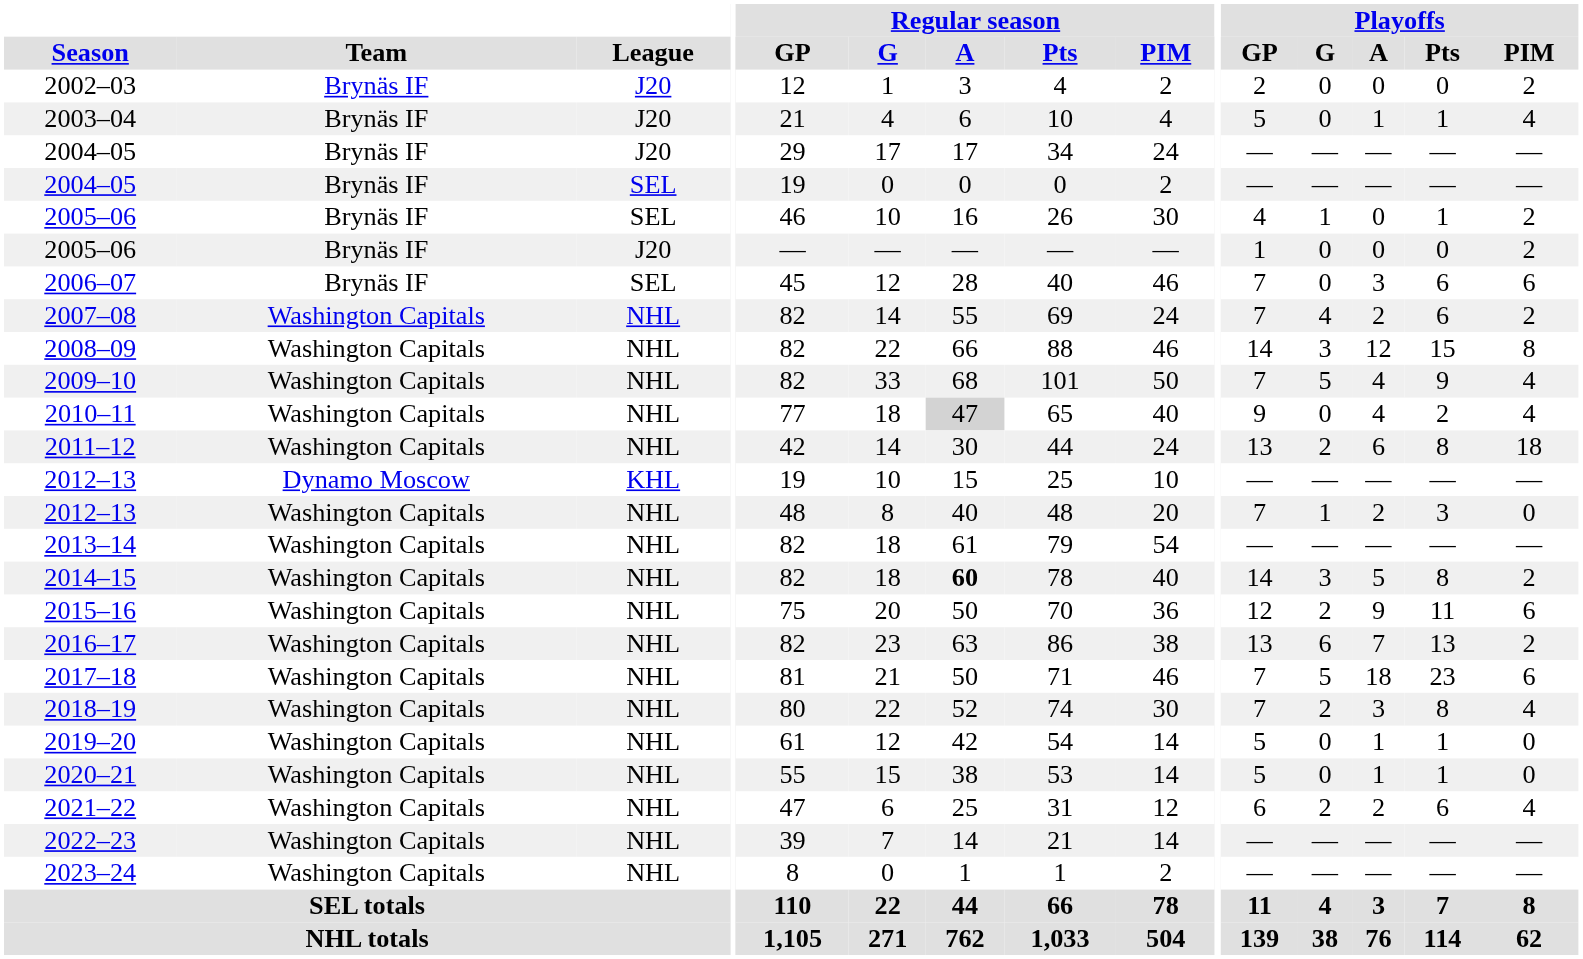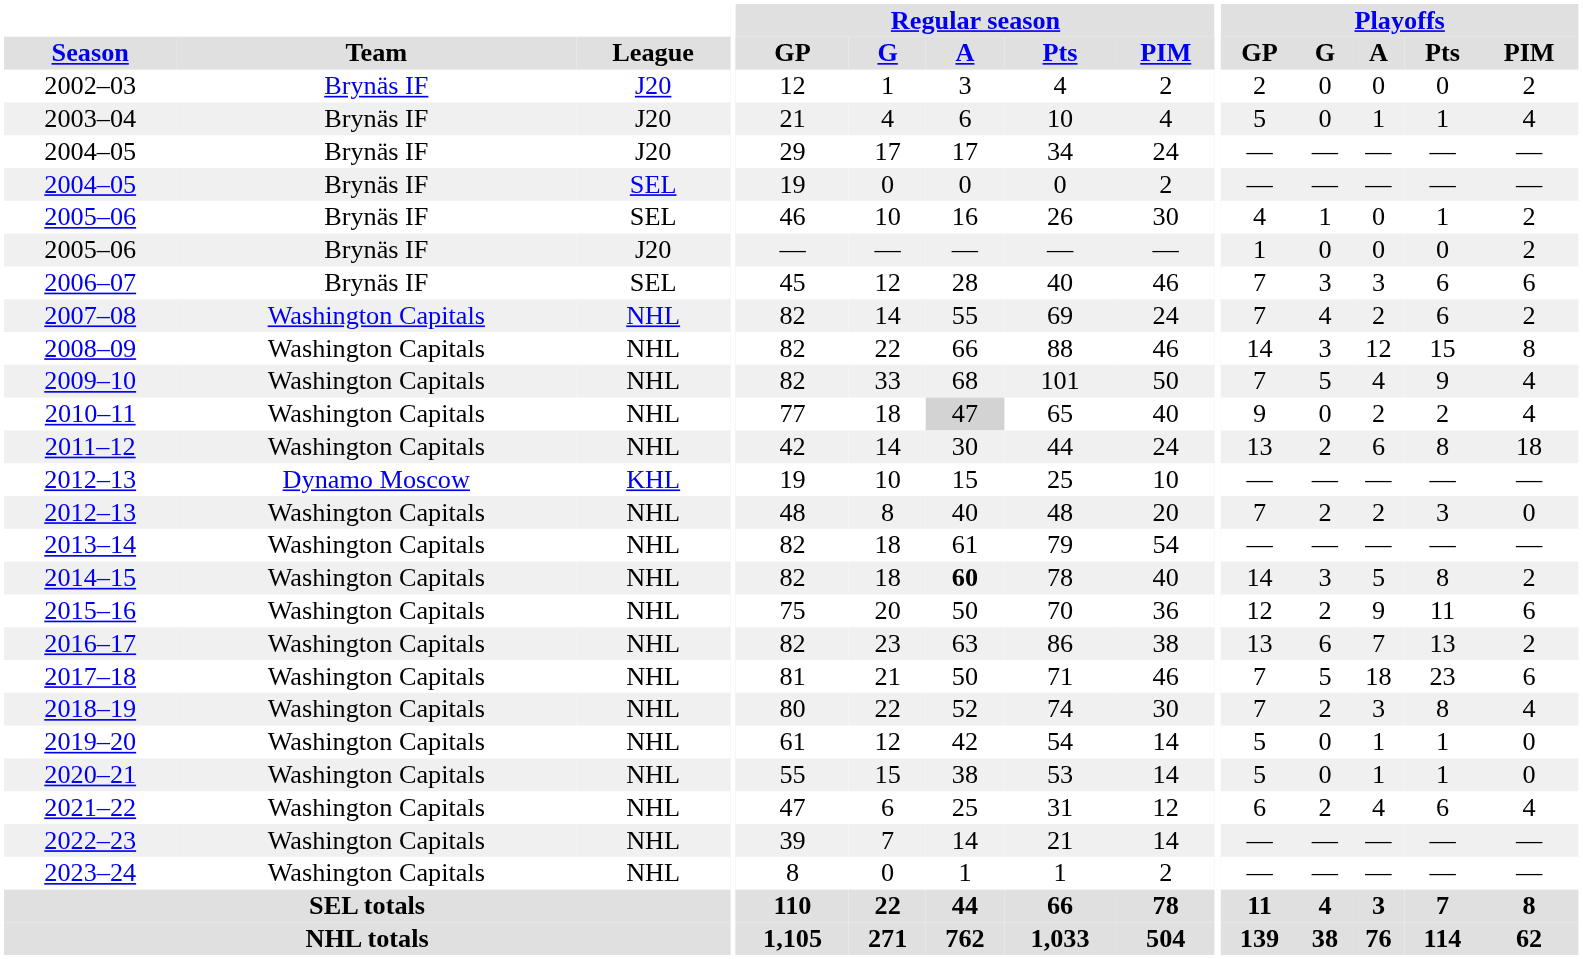(1325, 282) 0 -> (1325, 282) 3
(1378, 413) 4 -> (1378, 413) 2
(1325, 512) 1 -> (1325, 512) 2
(1378, 807) 2 -> (1378, 807) 4
